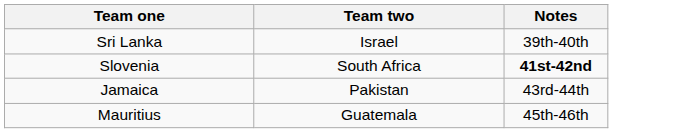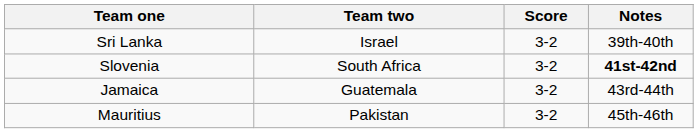+ column: (546, 16)
(379, 90) Pakistan -> (379, 90) Guatemala
(379, 115) Guatemala -> (379, 115) Pakistan
